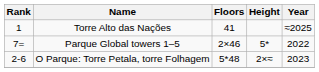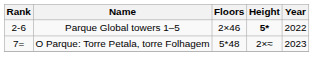- row: (122, 28)
(19, 43) 7= -> (19, 28) 2-6
(264, 43) normal -> (264, 28) bold
(19, 59) 2-6 -> (19, 43) 7=
